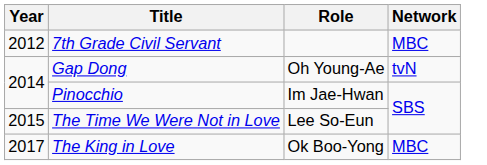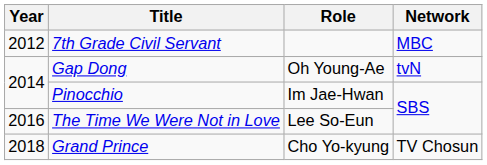(26, 120) 2015 -> (26, 120) 2016
- row: (113, 146)
+ row: (100, 146)
